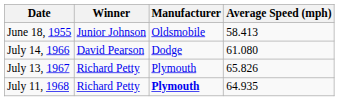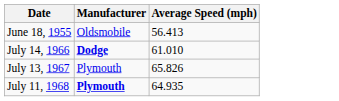- column: (111, 13)
(242, 31) 58.413 -> (167, 31) 56.413
(167, 50) normal -> (92, 50) bold
(242, 50) 61.080 -> (167, 50) 61.010
